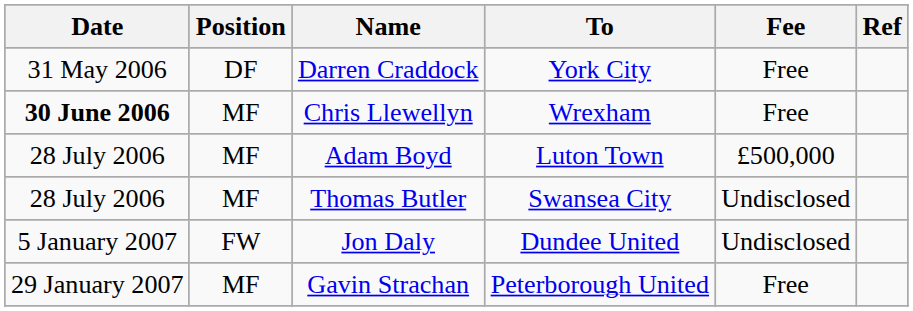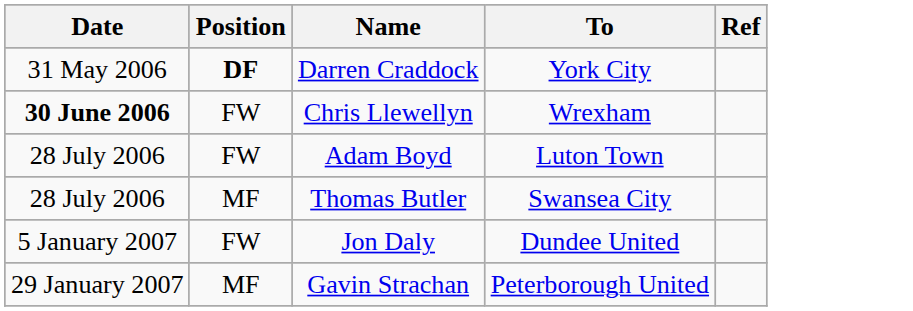- column: (786, 26)
(241, 69) normal -> (241, 69) bold
(241, 112) MF -> (241, 112) FW
(241, 155) MF -> (241, 155) FW
